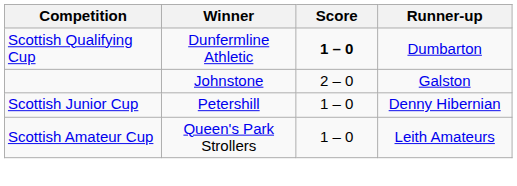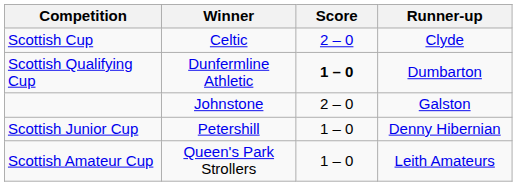+ row: (51, 40)
